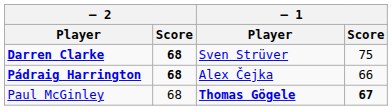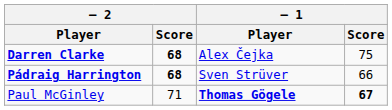(243, 55) Sven Strüver -> (236, 55) Alex Čejka
(236, 75) Alex Čejka -> (243, 75) Sven Strüver
(174, 95) 68 -> (174, 95) 71
